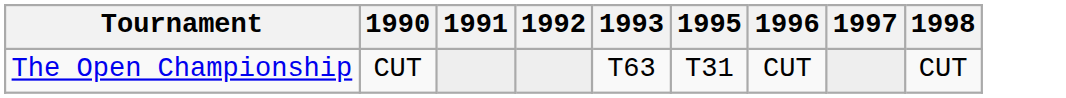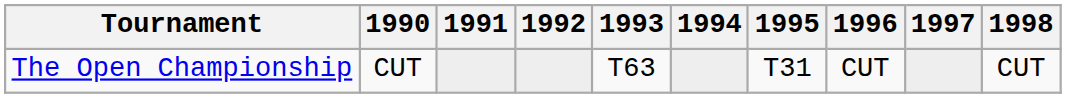+ column: (709, 27)
